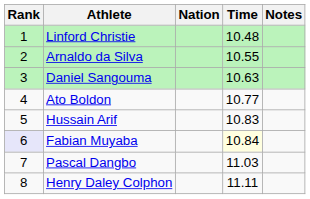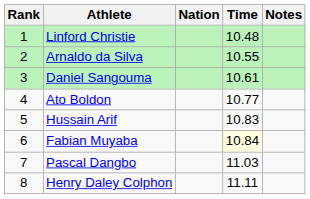(242, 78) 10.63 -> (242, 78) 10.61
(24, 141) lavender background -> (24, 141) no background
